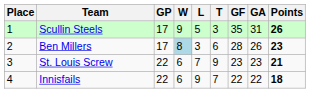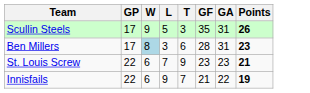- column: (21, 12)
(256, 46) 26 -> (224, 46) 31
(237, 79) 22 -> (204, 79) 21
(277, 79) 18 -> (244, 79) 19
